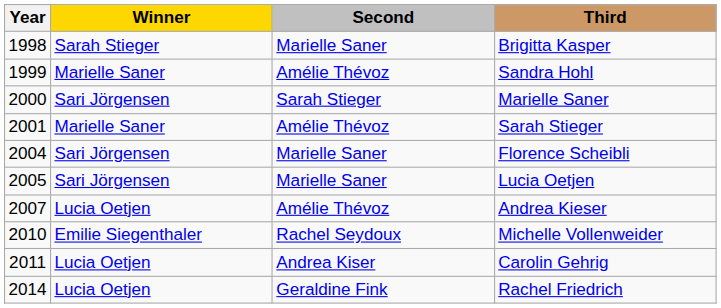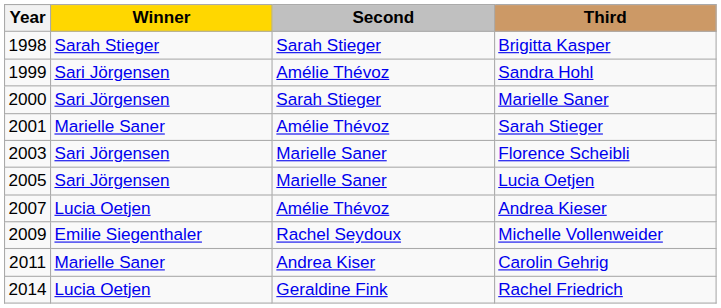(332, 45) Marielle Saner -> (329, 45) Sarah Stieger
(110, 72) Marielle Saner -> (112, 72) Sari Jörgensen
(28, 153) 2004 -> (28, 153) 2003
(28, 235) 2010 -> (28, 235) 2009
(103, 262) Lucia Oetjen -> (110, 262) Marielle Saner
